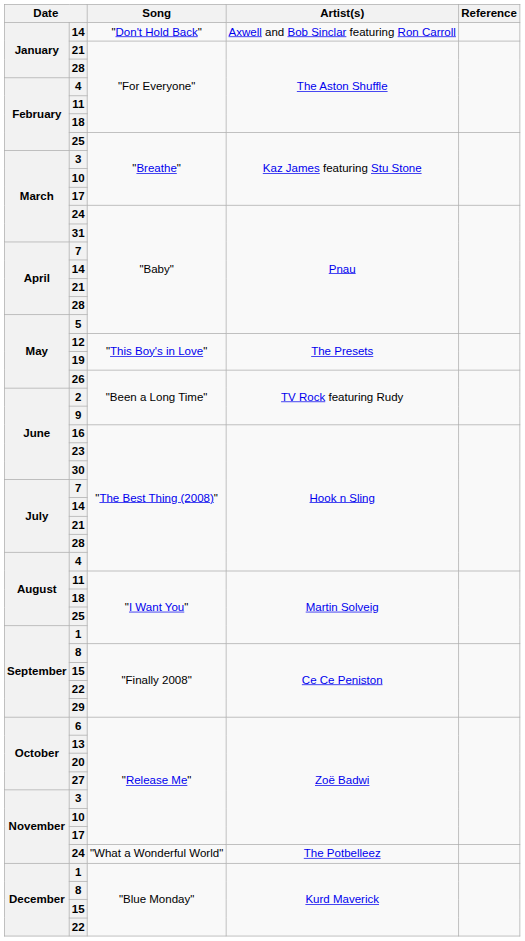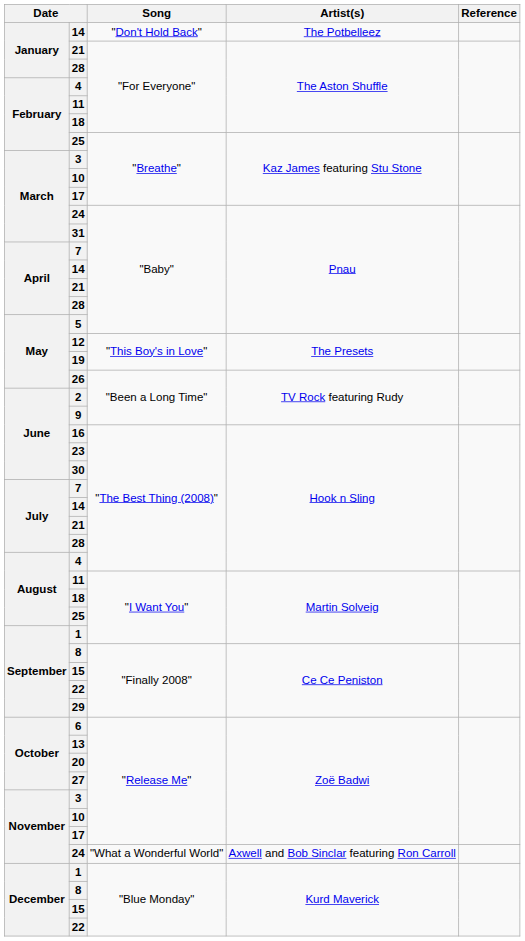(342, 31) Axwell and Bob Sinclar featuring Ron Carroll -> (342, 31) The Potbelleez
(342, 854) The Potbelleez -> (342, 854) Axwell and Bob Sinclar featuring Ron Carroll
